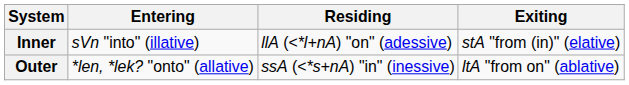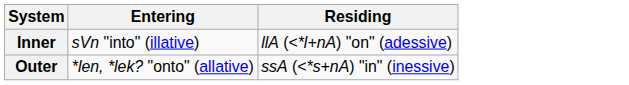- column: (541, 17)
